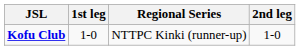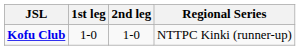columns swapped: (272, 14) <-> (179, 14)
